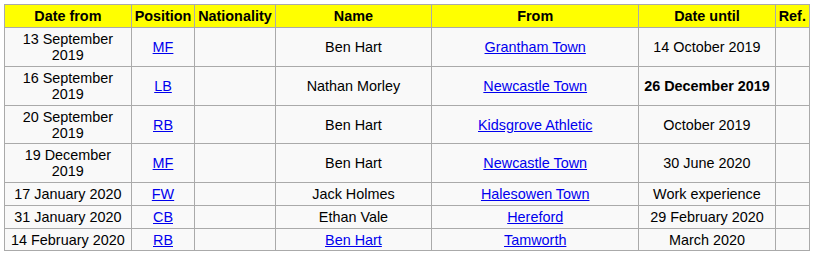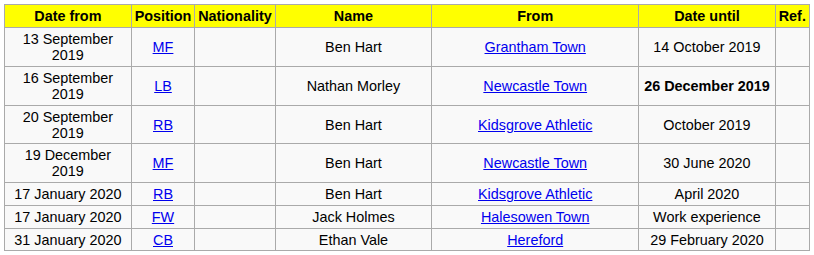+ row: (68, 194)
- row: (68, 240)
